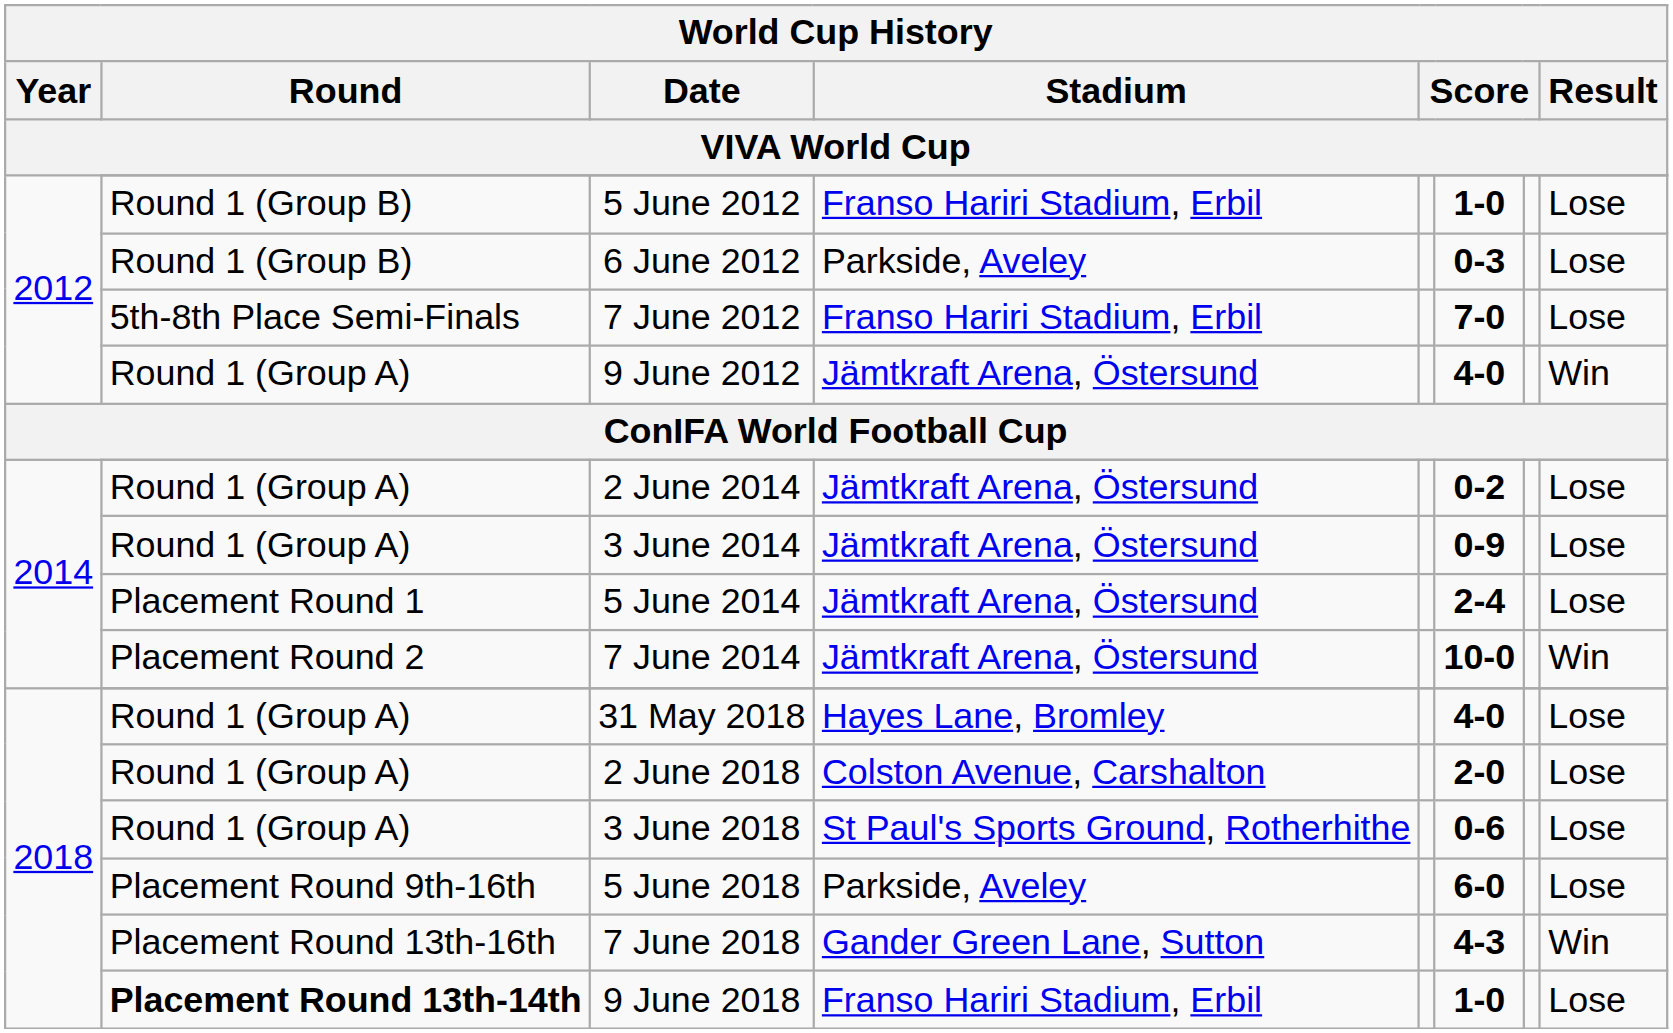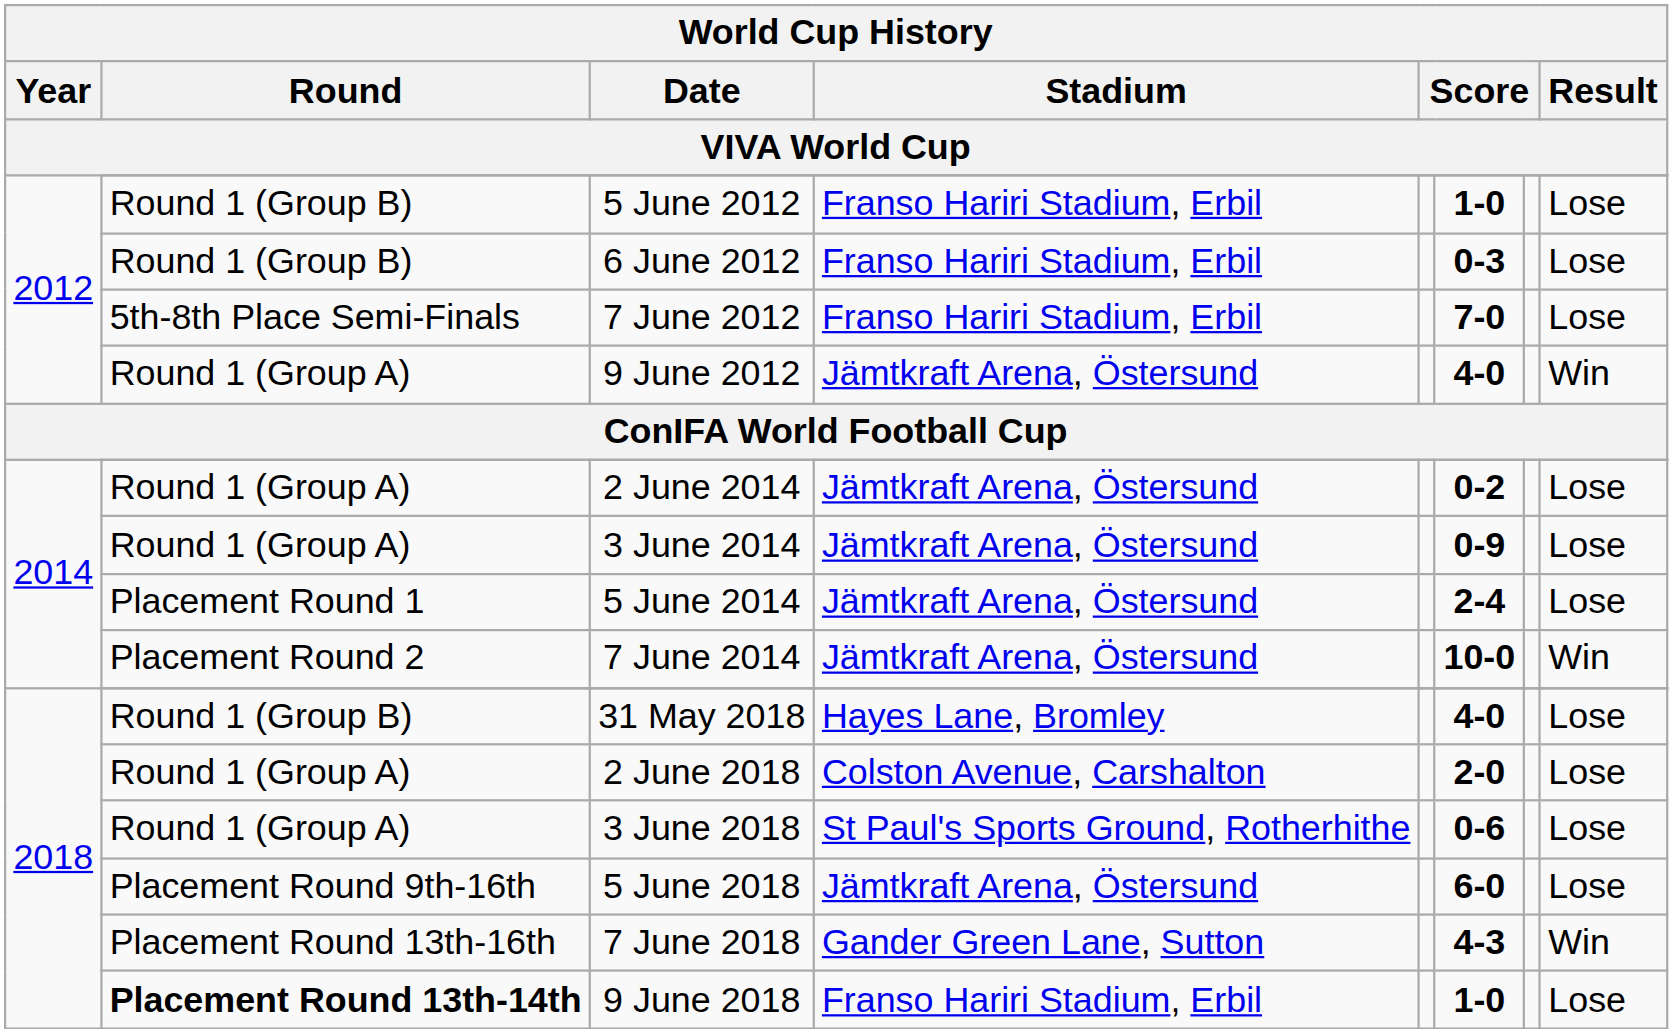(954, 260) Parkside, Aveley -> (1042, 260) Franso Hariri Stadium, Erbil
(260, 714) Round 1 (Group A) -> (261, 714) Round 1 (Group B)
(954, 885) Parkside, Aveley -> (1040, 885) Jämtkraft Arena, Östersund
